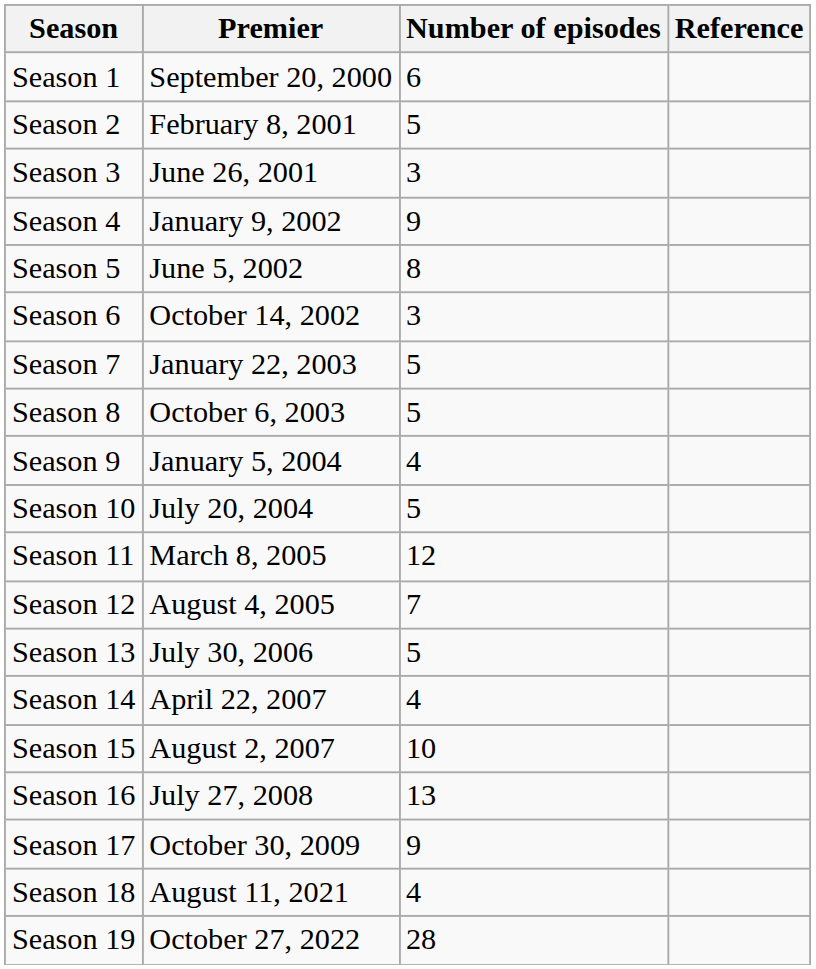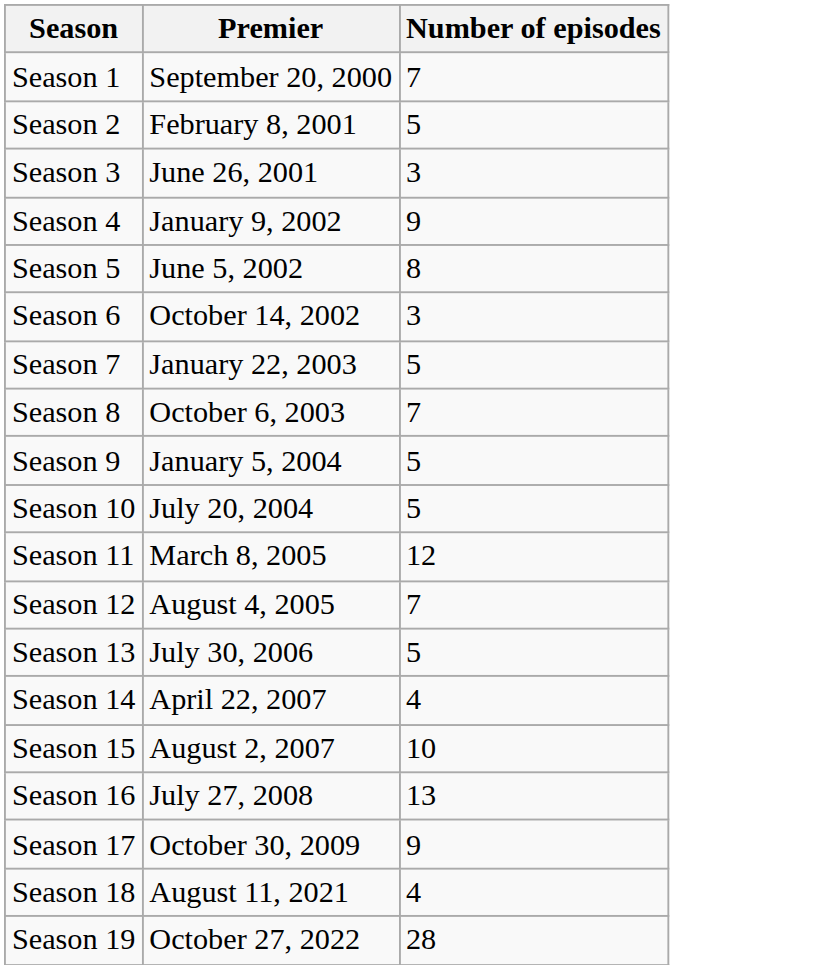- column: (739, 28)
(414, 76) 6 -> (414, 76) 7
(414, 412) 5 -> (414, 412) 7
(414, 460) 4 -> (414, 460) 5
